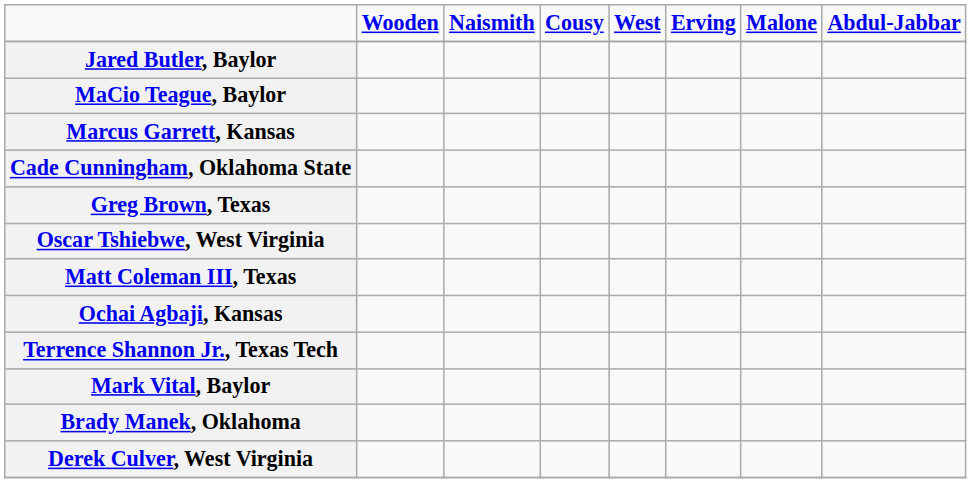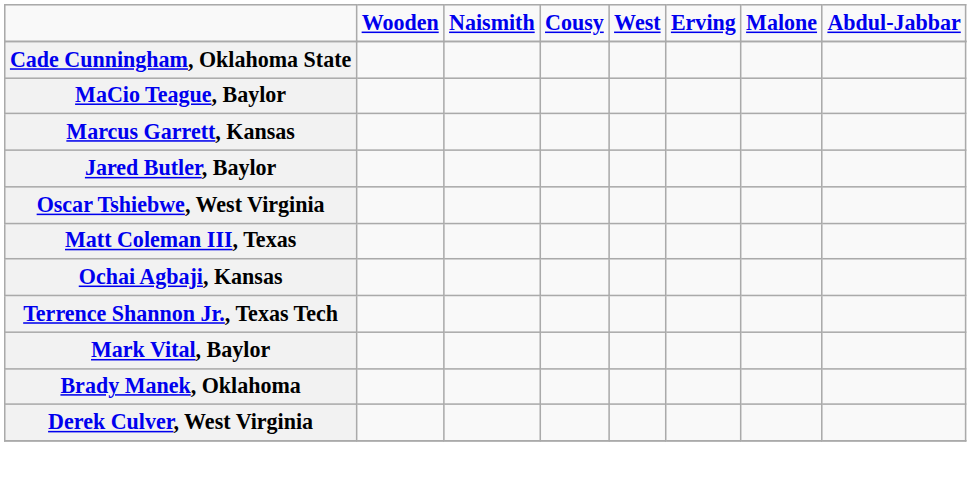rows swapped: (181, 59) <-> (181, 168)
- row: (181, 204)
